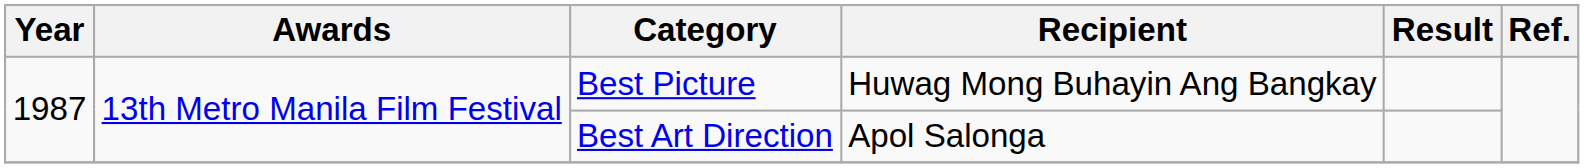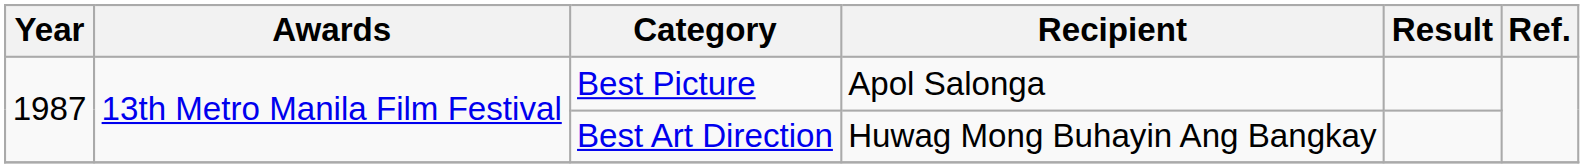(1112, 83) Huwag Mong Buhayin Ang Bangkay -> (947, 83) Apol Salonga
(947, 135) Apol Salonga -> (1112, 135) Huwag Mong Buhayin Ang Bangkay
